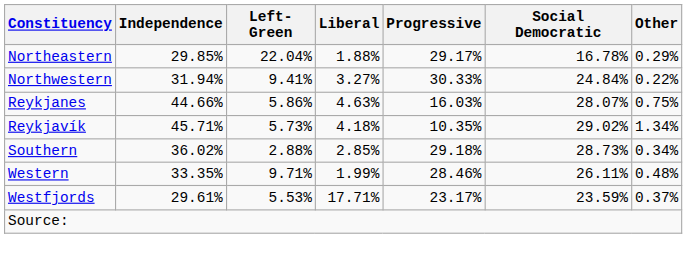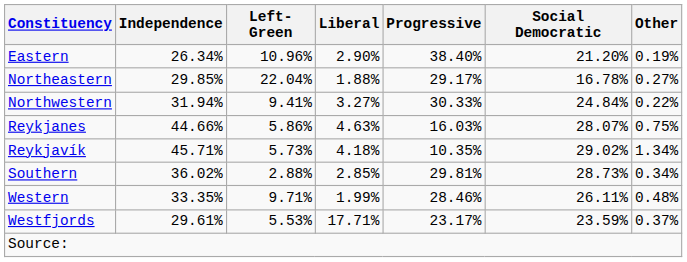+ row: (38, 56)
(657, 56) 0.29% -> (657, 80) 0.27%
(456, 151) 29.18% -> (456, 174) 29.81%
